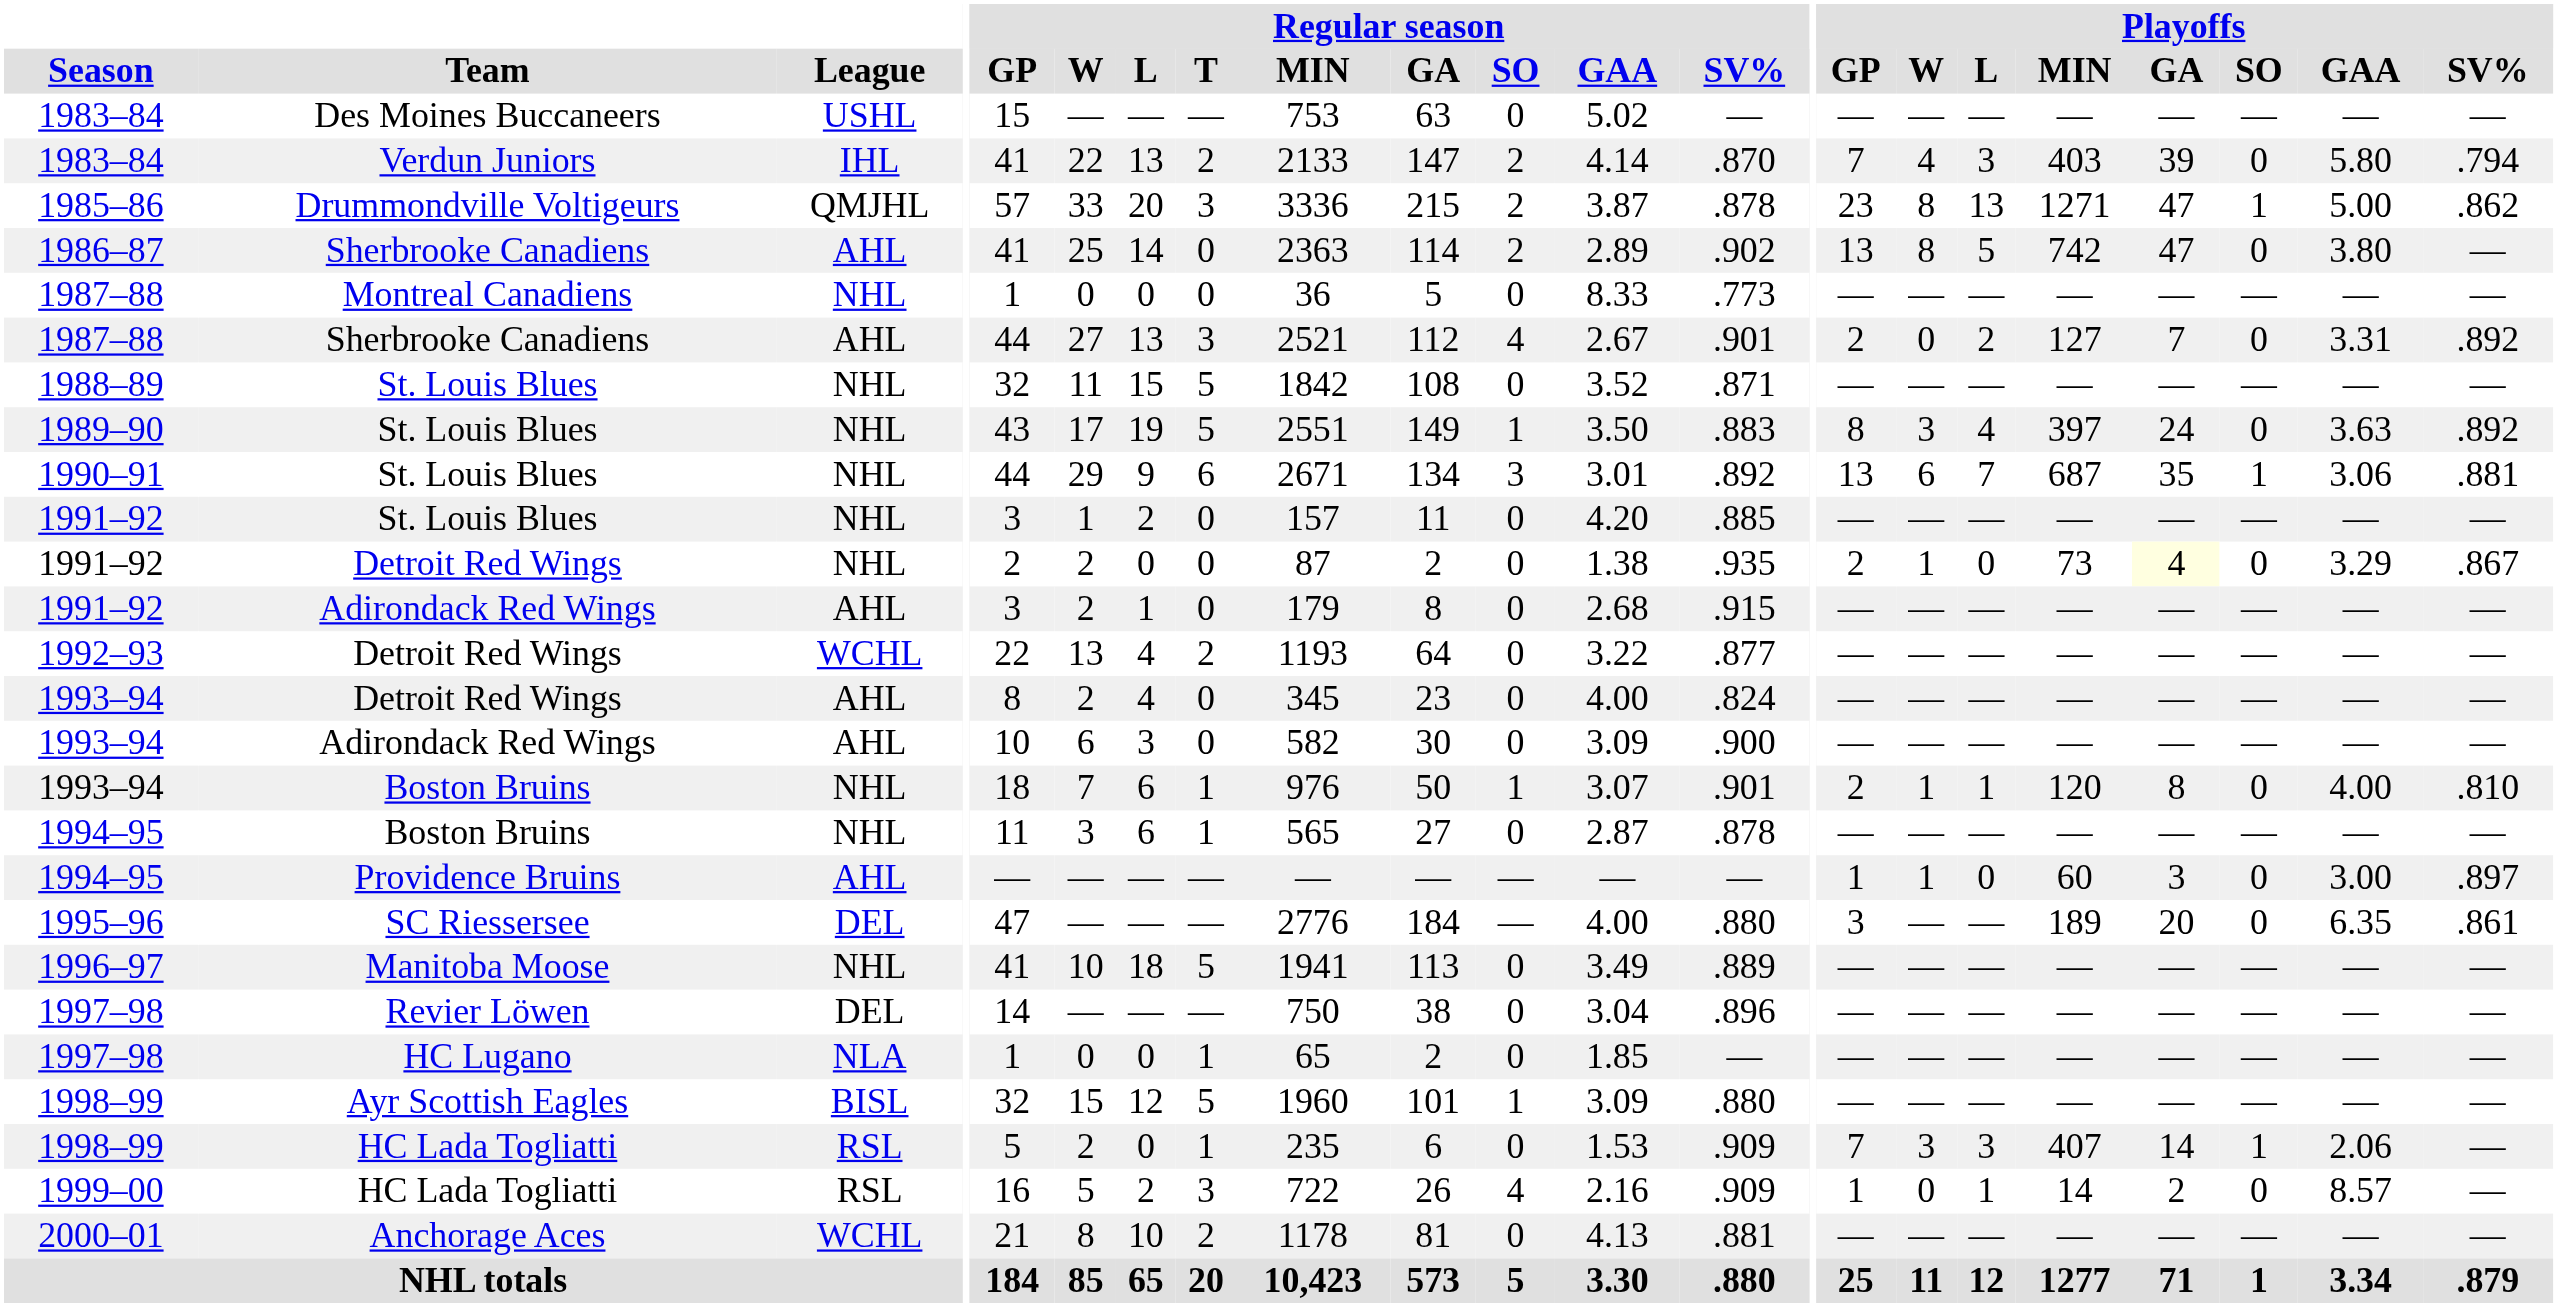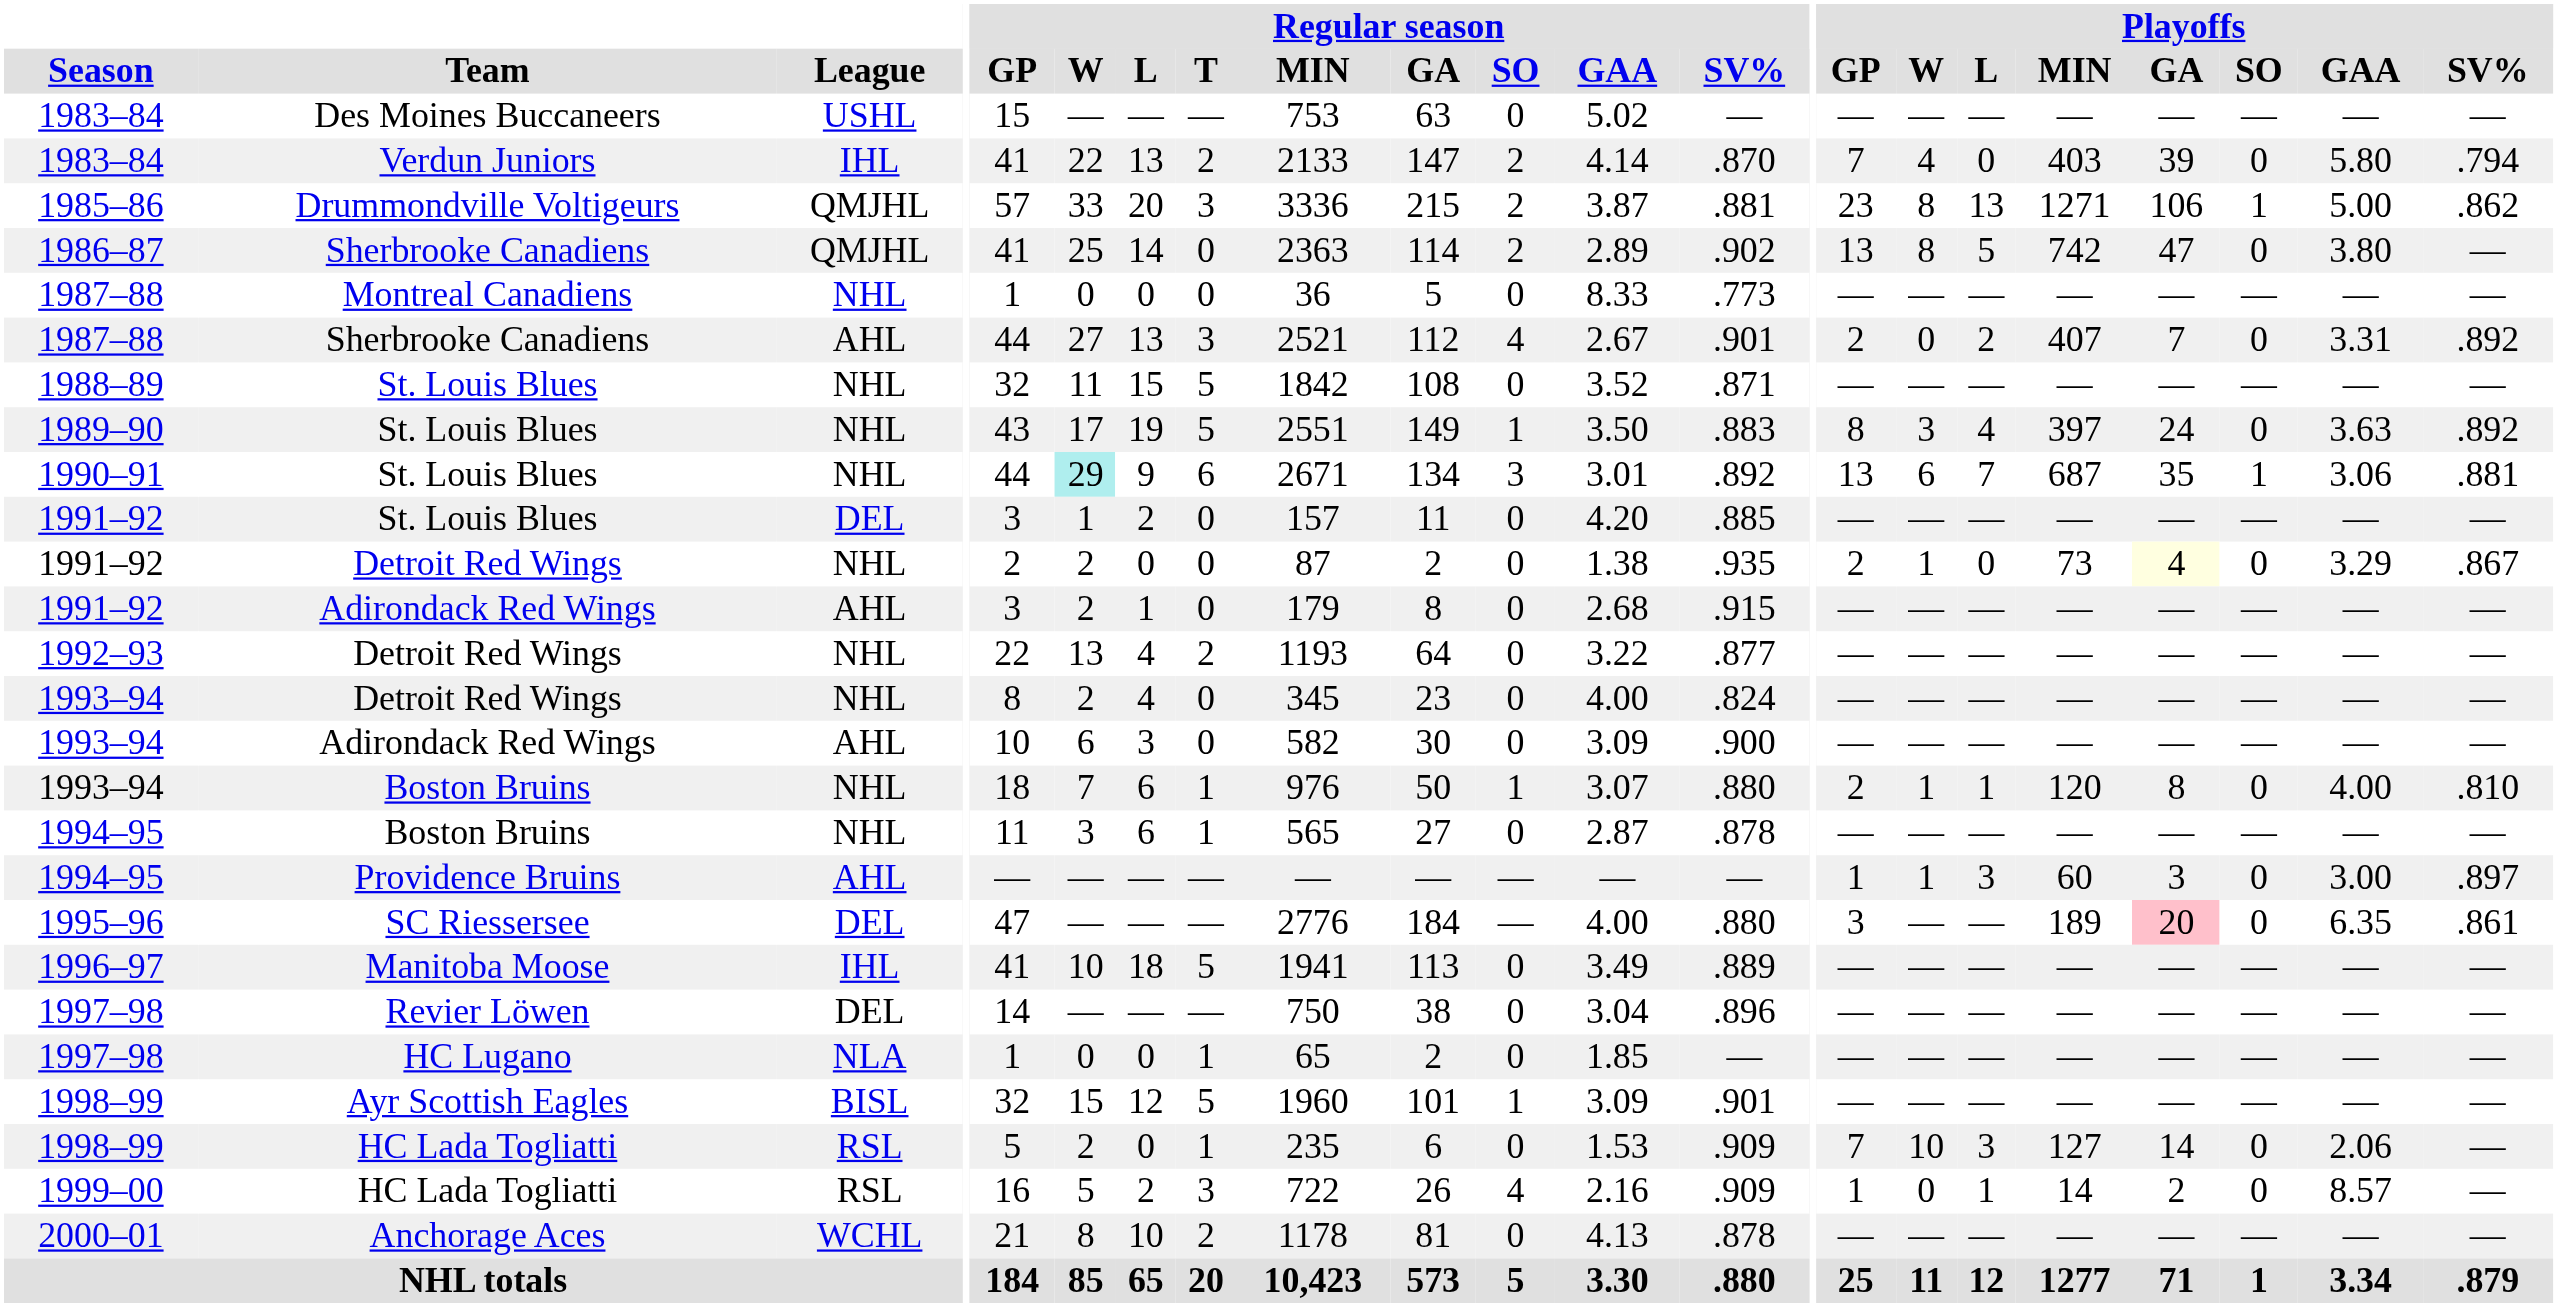(1986, 160) 3 -> (1986, 160) 0
(1744, 204) .878 -> (1744, 204) .881
(2176, 204) 47 -> (2176, 204) 106
(870, 249) AHL -> (870, 249) QMJHL
(2075, 339) 127 -> (2075, 339) 407
(1086, 473) no background -> (1086, 473) paleturquoise background
(870, 518) NHL -> (870, 518) DEL
(870, 652) WCHL -> (870, 652) NHL
(870, 697) AHL -> (870, 697) NHL
(1744, 787) .901 -> (1744, 787) .880
(1986, 876) 0 -> (1986, 876) 3
(2176, 921) no background -> (2176, 921) pink background
(870, 966) NHL -> (870, 966) IHL
(1744, 1100) .880 -> (1744, 1100) .901
(1926, 1145) 3 -> (1926, 1145) 10
(2075, 1145) 407 -> (2075, 1145) 127
(2259, 1145) 1 -> (2259, 1145) 0
(1744, 1235) .881 -> (1744, 1235) .878
